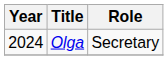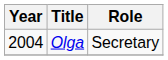(26, 42) 2024 -> (26, 42) 2004
